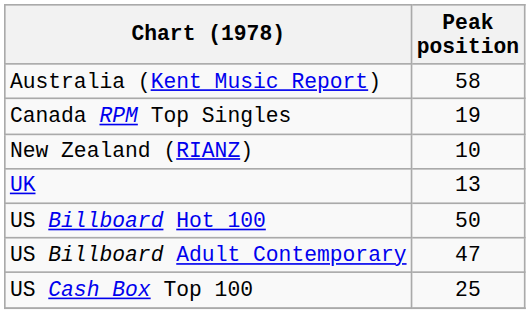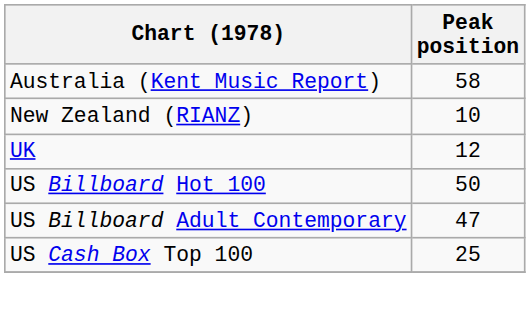- row: (151, 116)
(468, 186) 13 -> (468, 151) 12
